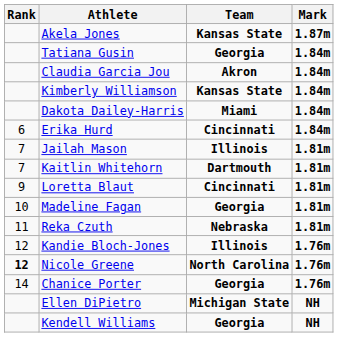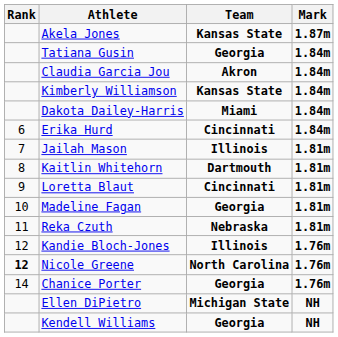(22, 168) 7 -> (22, 168) 8
